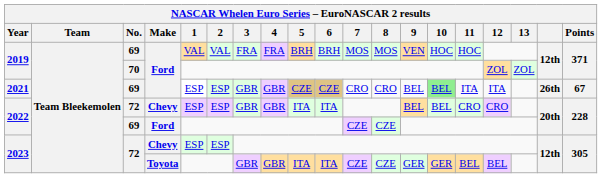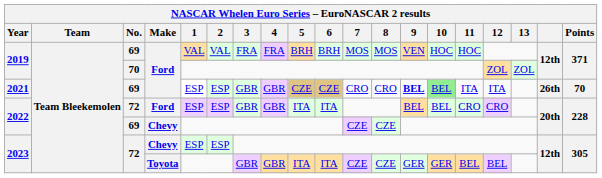(414, 88) normal -> (414, 88) bold
(580, 88) 67 -> (580, 88) 70
(163, 107) Chevy -> (163, 107) Ford
(163, 126) Ford -> (163, 126) Chevy
